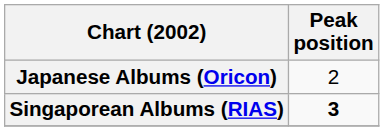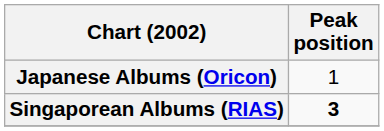(334, 76) 2 -> (334, 76) 1
